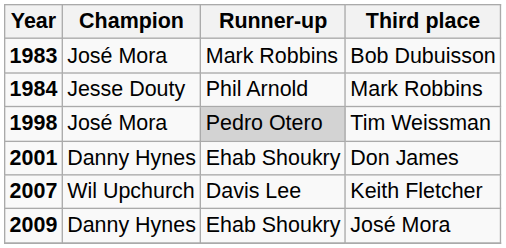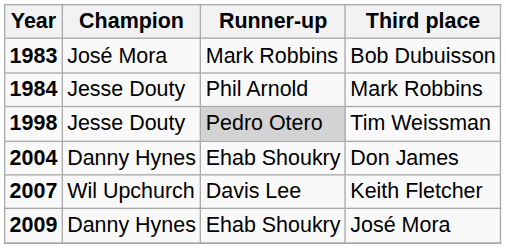(117, 123) José Mora -> (126, 123) Jesse Douty
(33, 157) 2001 -> (33, 157) 2004
